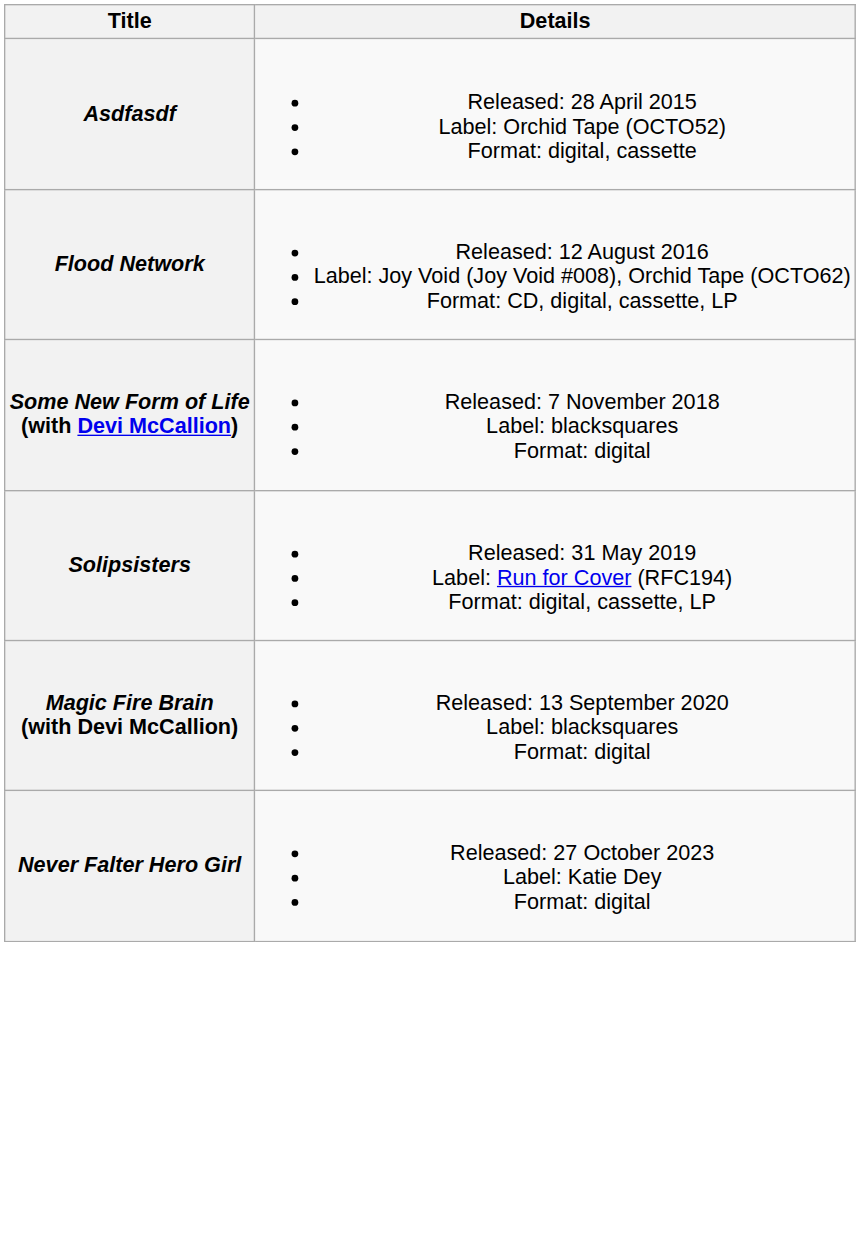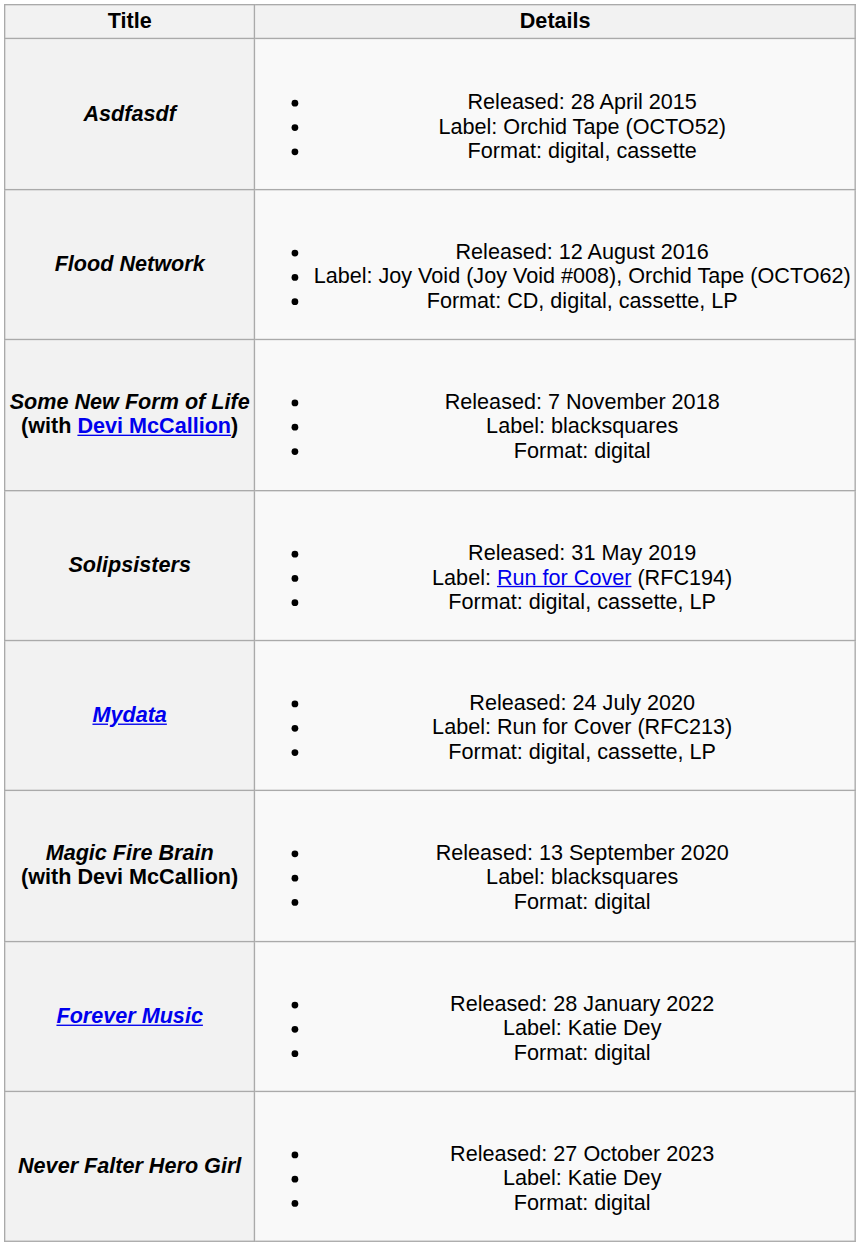+ row: (130, 715)
+ row: (130, 1016)
